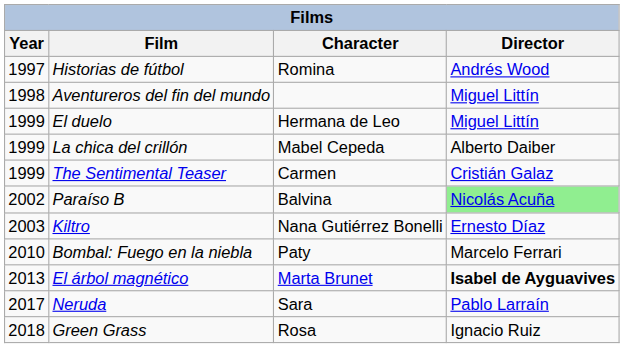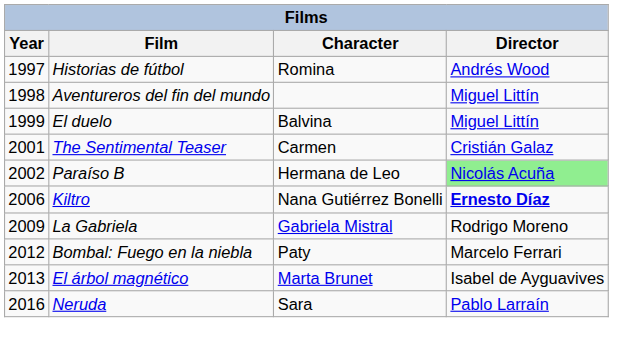(339, 122) Hermana de Leo -> (305, 122) Balvina
- row: (120, 148)
(27, 174) 1999 -> (27, 148) 2001
(305, 200) Balvina -> (339, 174) Hermana de Leo
(27, 226) 2003 -> (27, 200) 2006
(498, 226) normal -> (500, 200) bold
+ row: (95, 226)
(27, 252) 2010 -> (27, 252) 2012
(533, 278) bold -> (527, 278) normal
(27, 304) 2017 -> (27, 304) 2016
- row: (99, 330)
